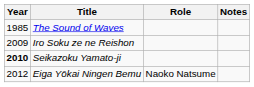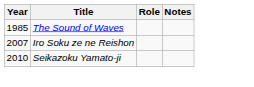(17, 43) 2009 -> (17, 43) 2007
(17, 58) bold -> (17, 58) normal
- row: (87, 74)
